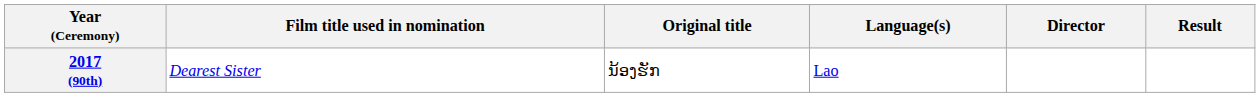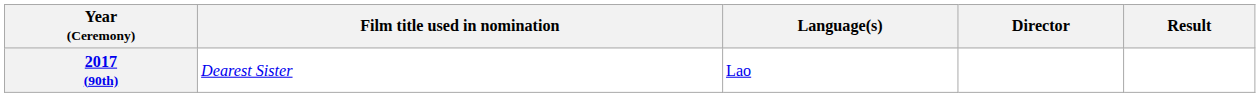- column: (707, 26)
